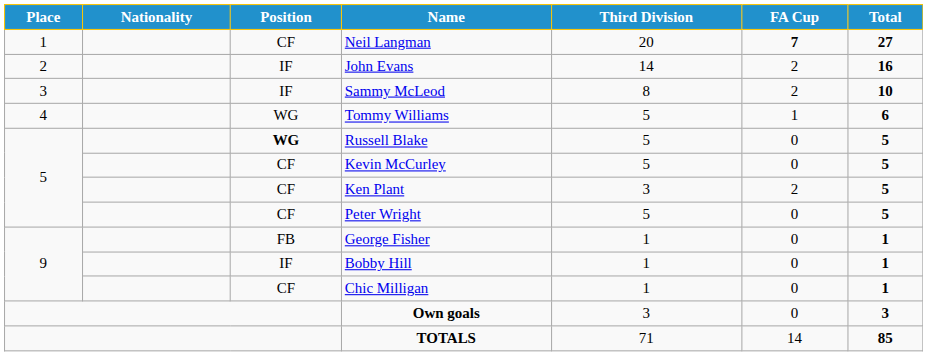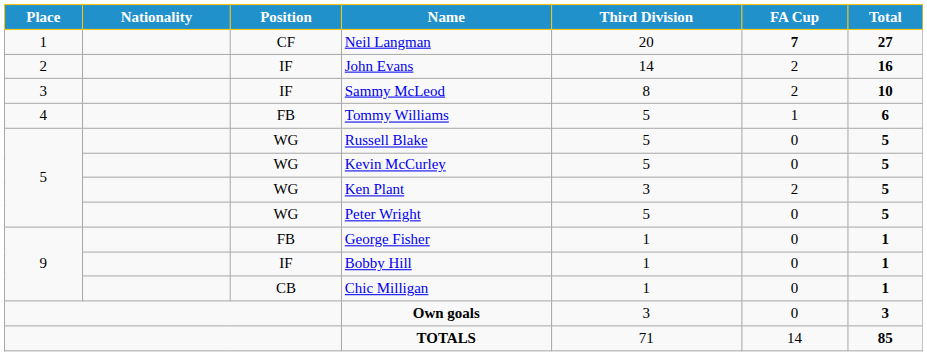(286, 116) WG -> (286, 116) FB
(286, 140) bold -> (286, 140) normal
(286, 165) CF -> (286, 165) WG
(286, 190) CF -> (286, 190) WG
(286, 214) CF -> (286, 214) WG
(286, 288) CF -> (286, 288) CB
